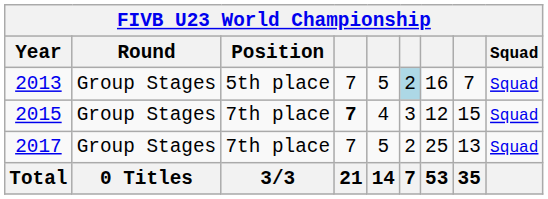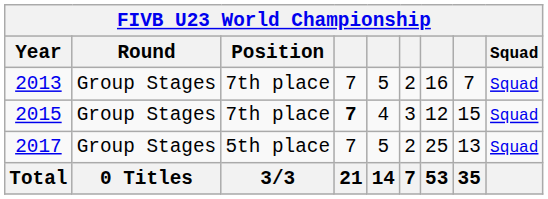(278, 84) 5th place -> (278, 84) 7th place
(410, 84) lightblue background -> (410, 84) no background
(278, 147) 7th place -> (278, 147) 5th place
